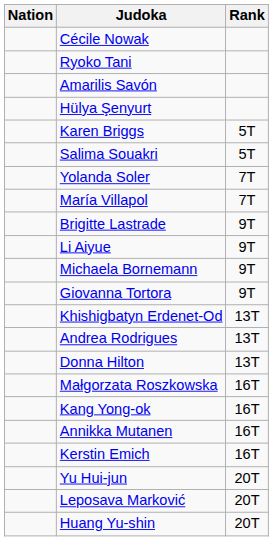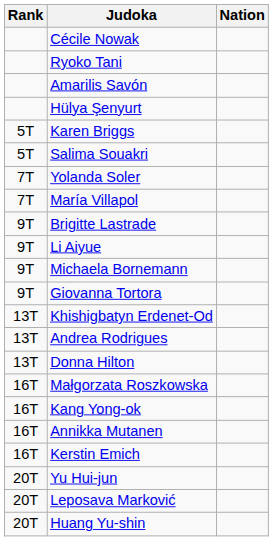columns swapped: (247, 16) <-> (30, 16)
